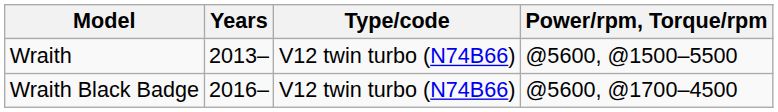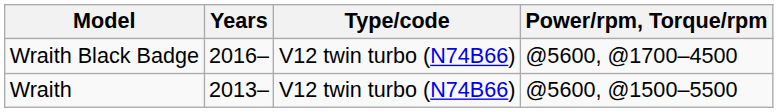rows swapped: (41, 55) <-> (104, 90)
